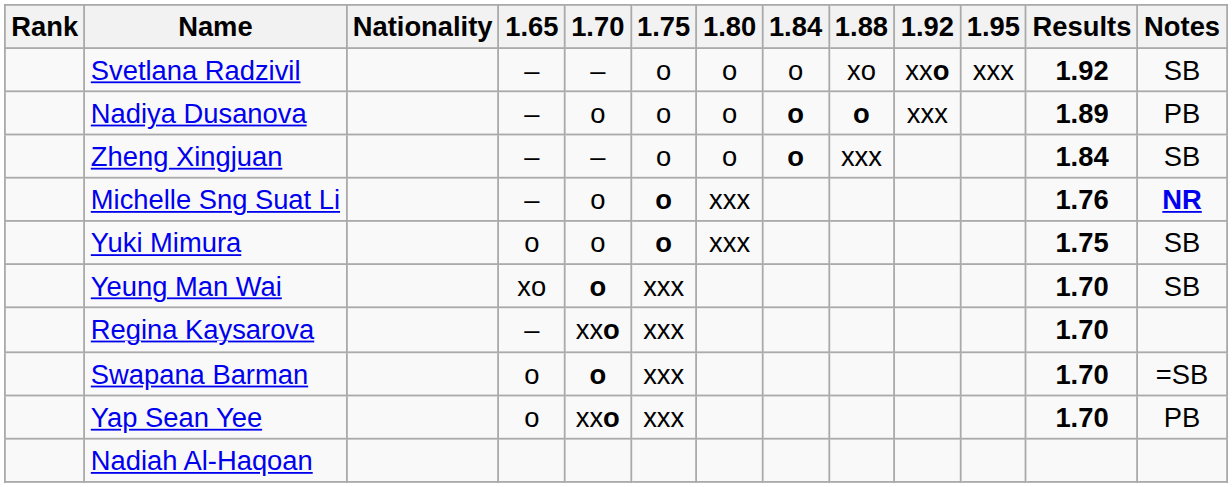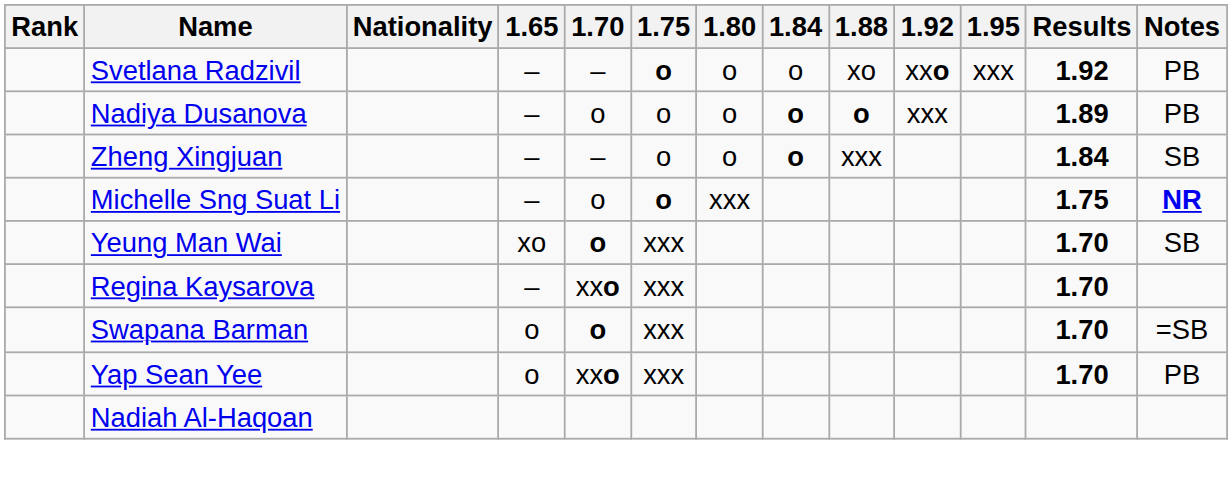(664, 70) normal -> (664, 70) bold
(1182, 70) SB -> (1182, 70) PB
(1082, 200) 1.76 -> (1082, 200) 1.75
- row: (166, 243)
